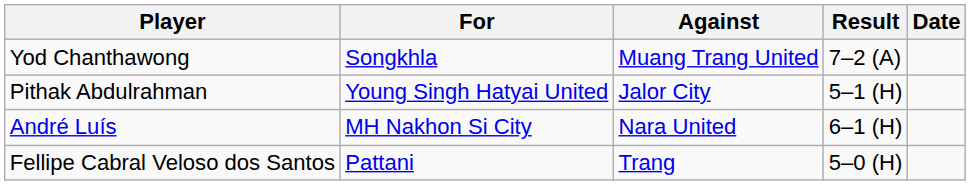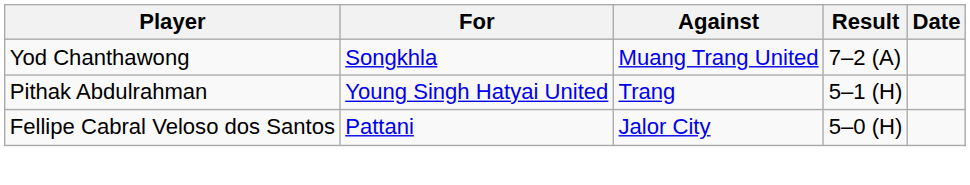(665, 92) Jalor City -> (647, 92) Trang
- row: (63, 127)
(647, 162) Trang -> (665, 127) Jalor City
